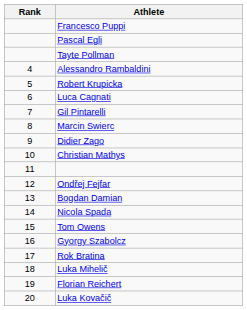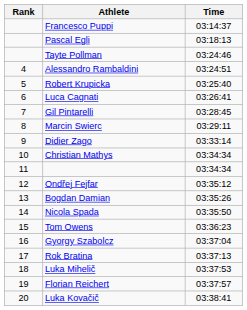+ column: (214, 12)
